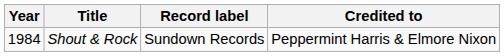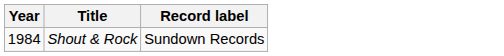- column: (384, 16)
